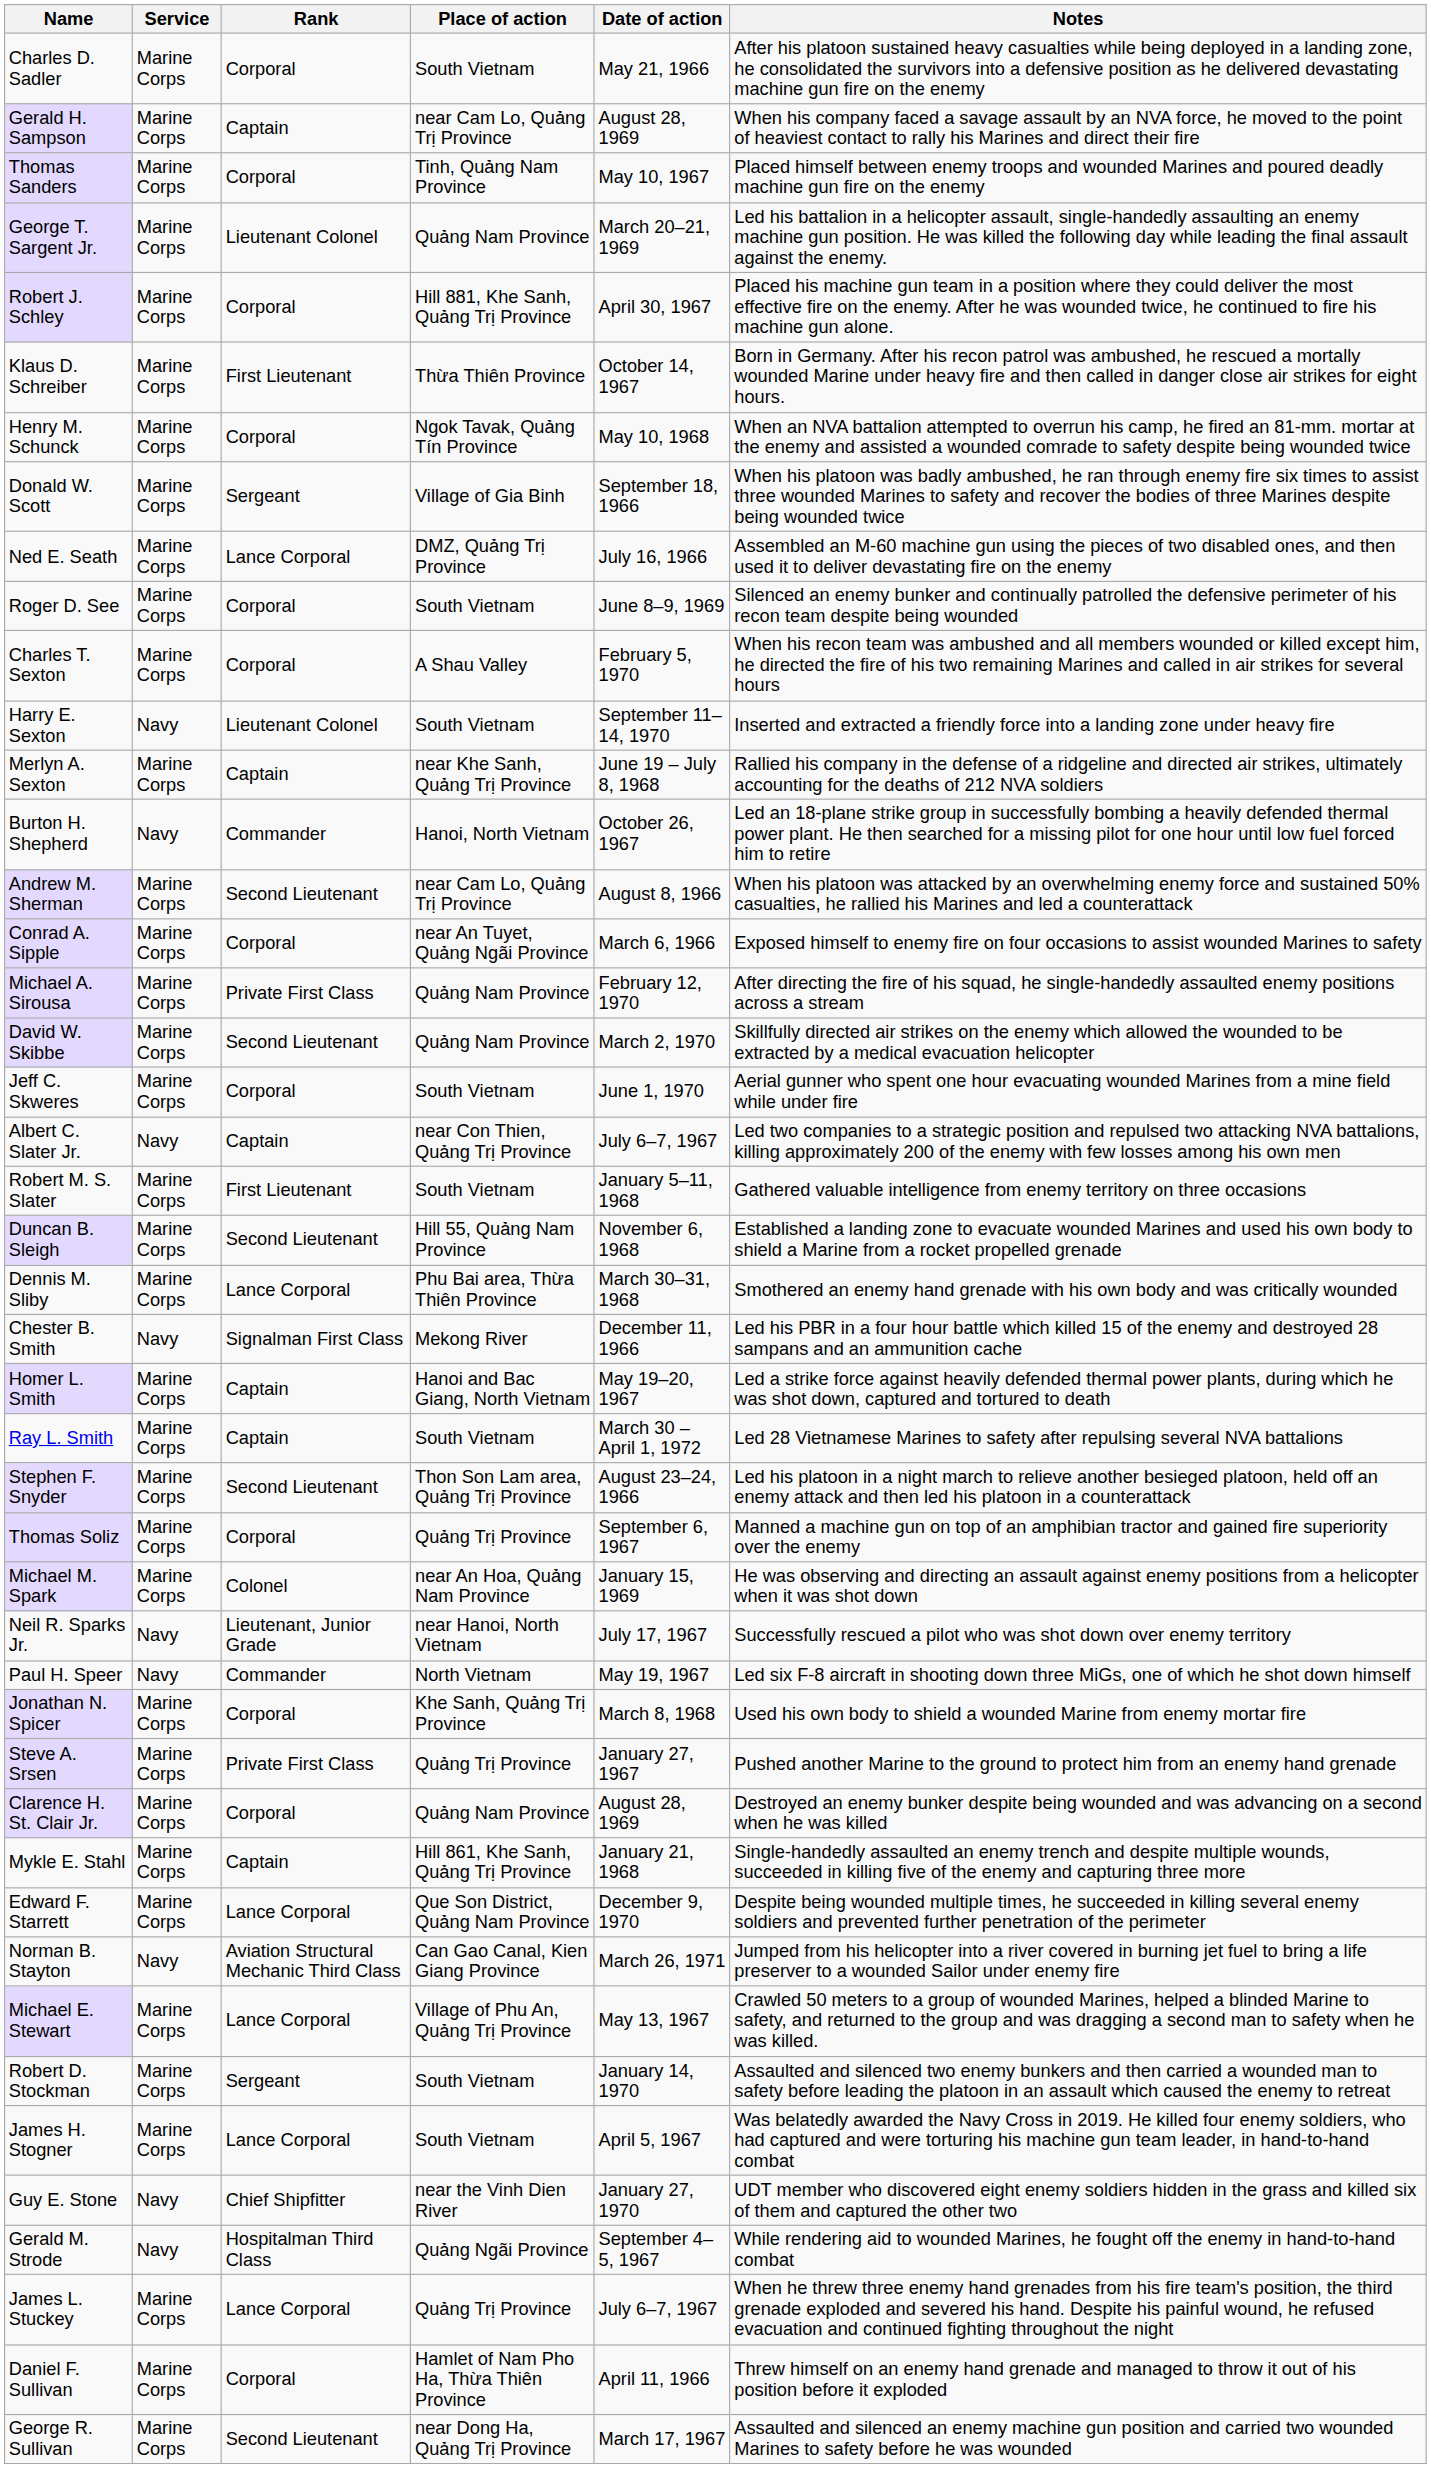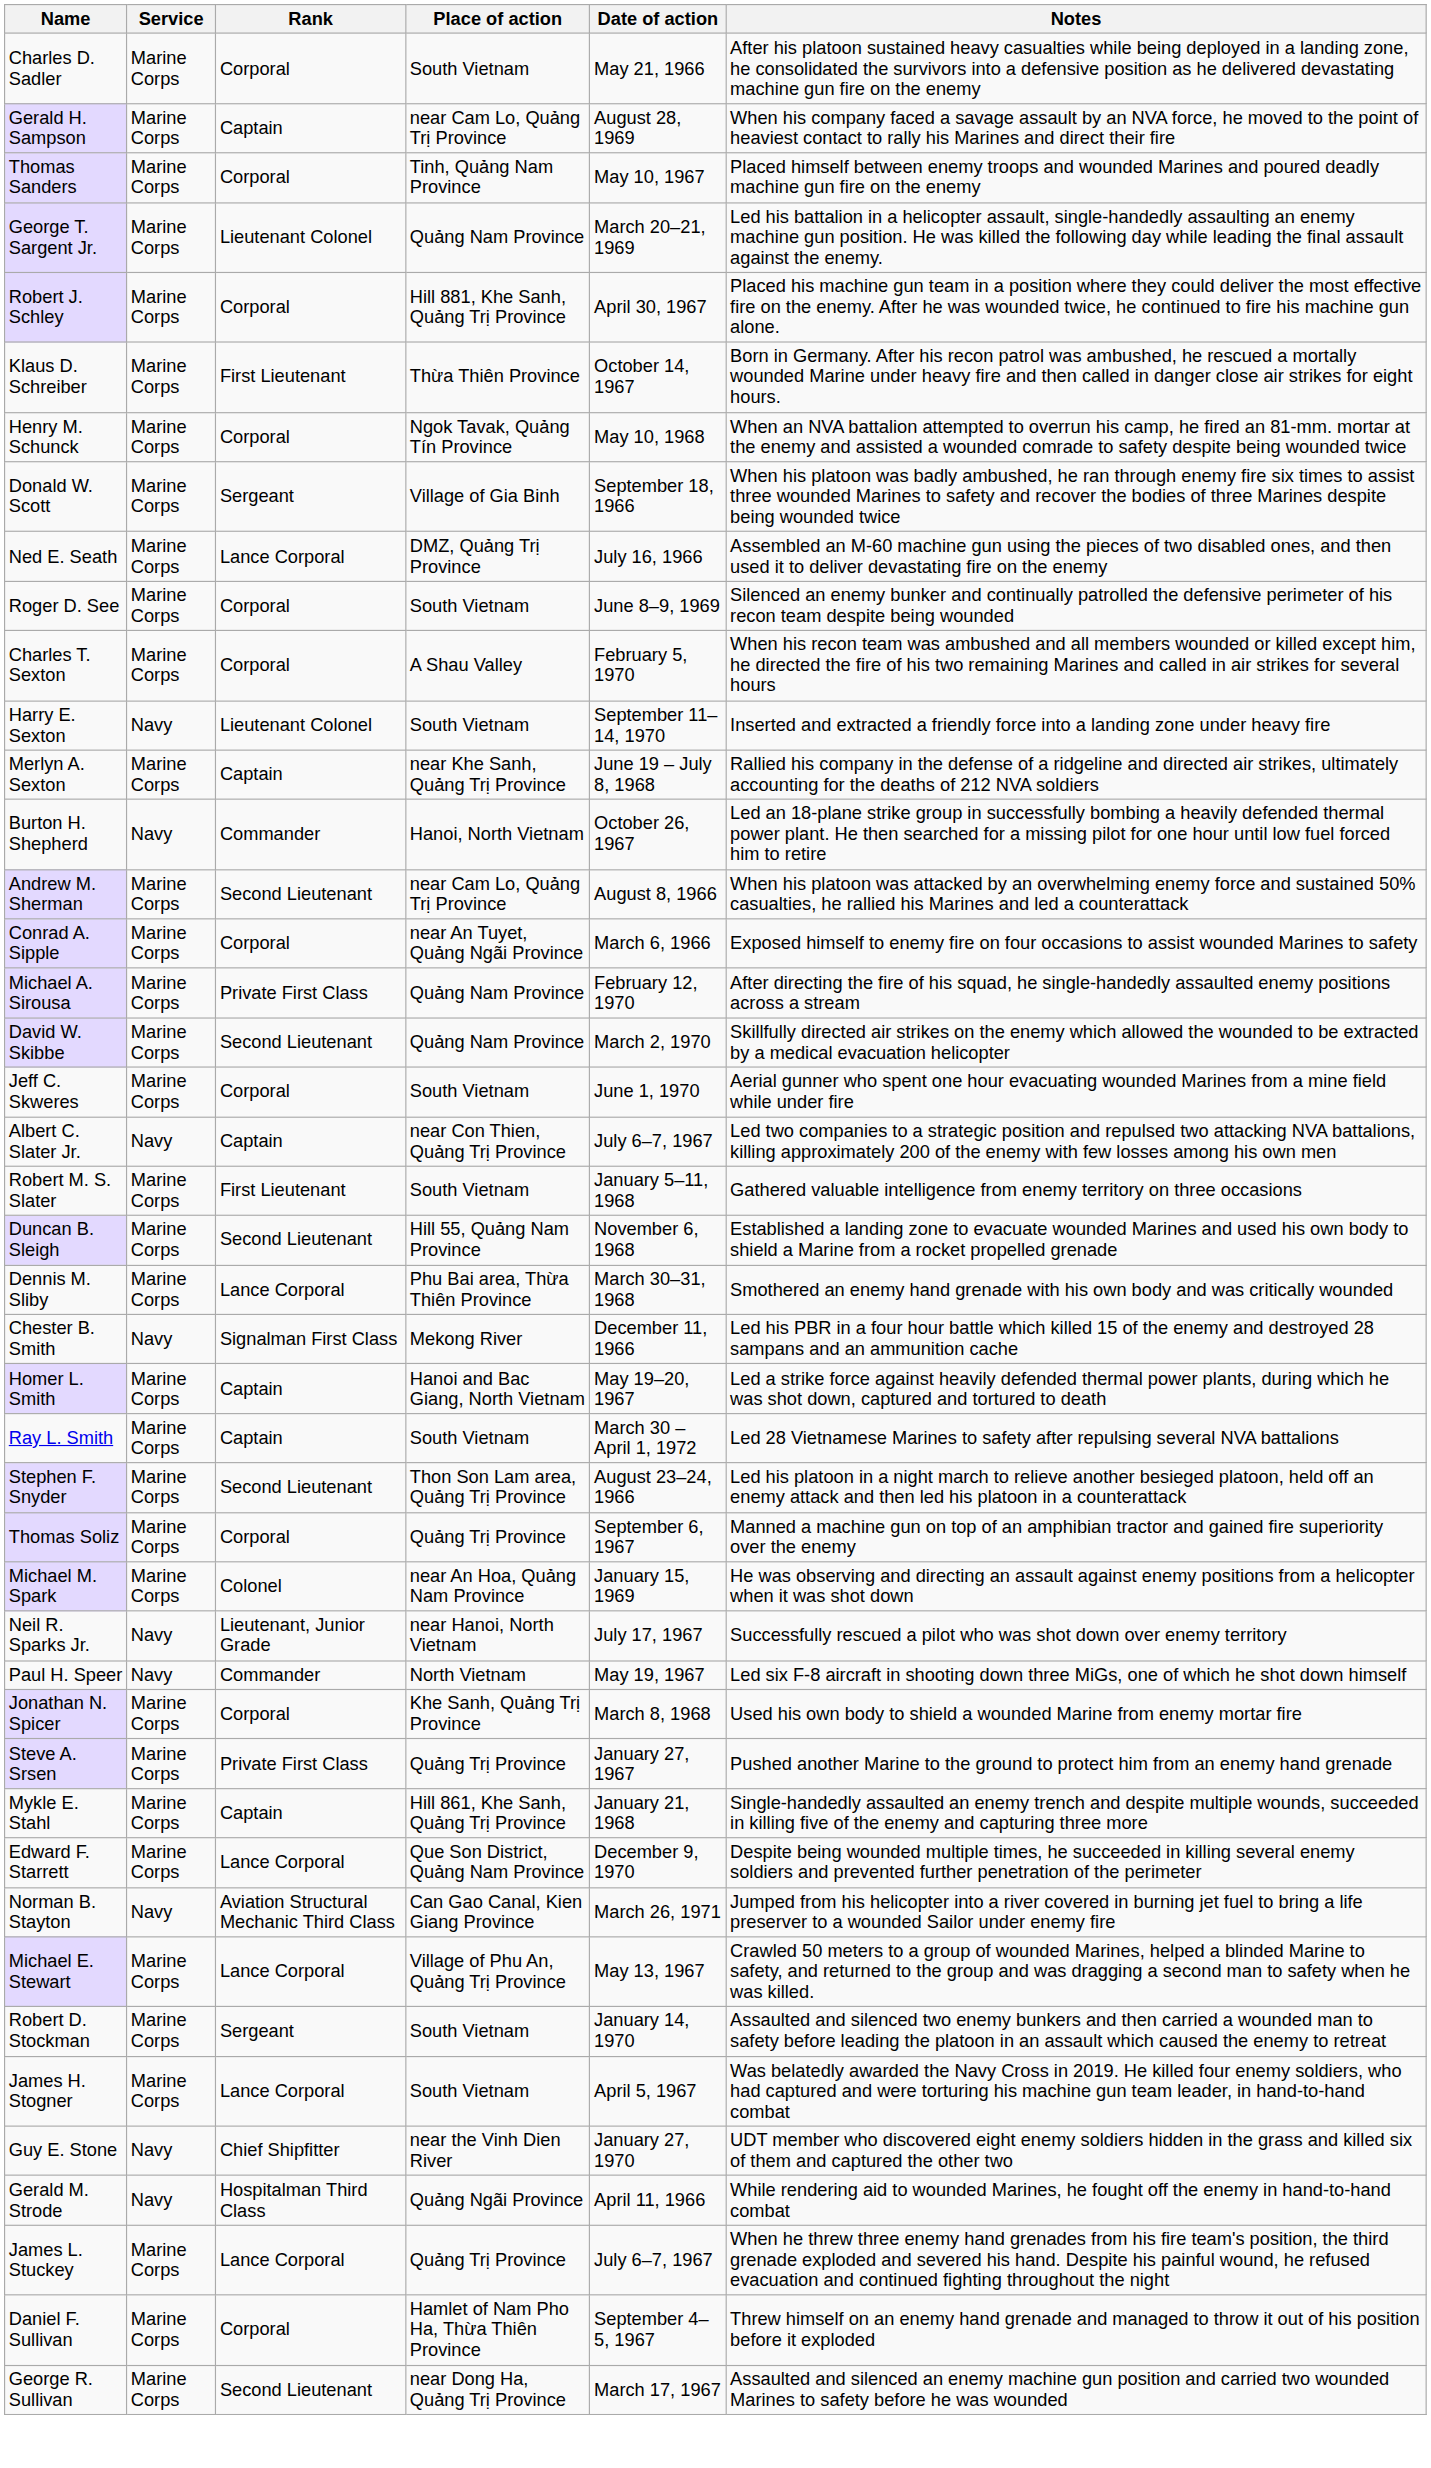- row: (57, 1813)
(656, 2249) September 4–5, 1967 -> (650, 2200) April 11, 1966
(654, 2379) April 11, 1966 -> (651, 2329) September 4–5, 1967
